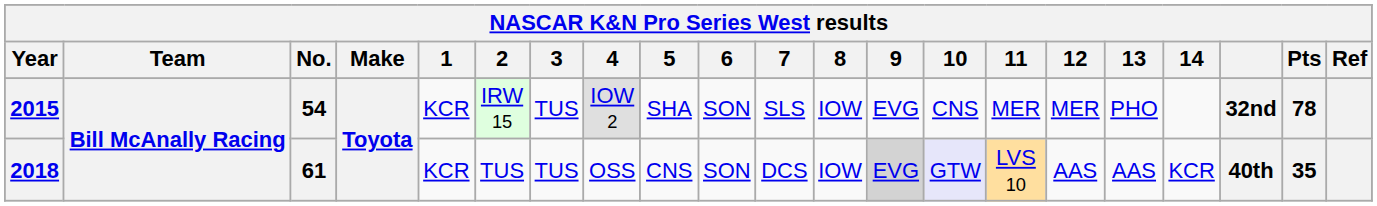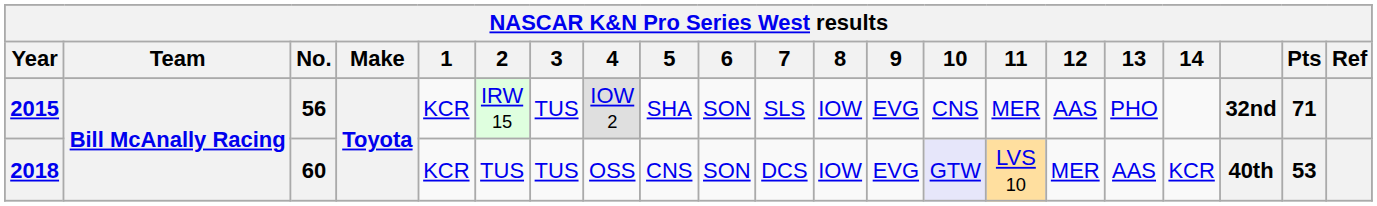(314, 108) 54 -> (314, 108) 56
(1075, 108) MER -> (1075, 108) AAS
(1304, 108) 78 -> (1304, 108) 71
(314, 170) 61 -> (314, 170) 60
(896, 170) lightgrey background -> (896, 170) no background
(1075, 170) AAS -> (1075, 170) MER
(1304, 170) 35 -> (1304, 170) 53
